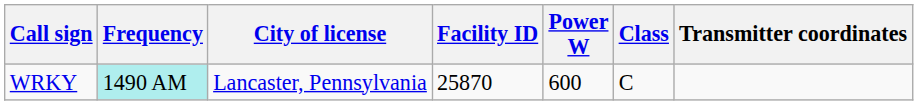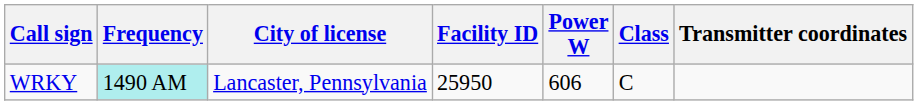(465, 81) 25870 -> (465, 81) 25950
(565, 81) 600 -> (565, 81) 606
